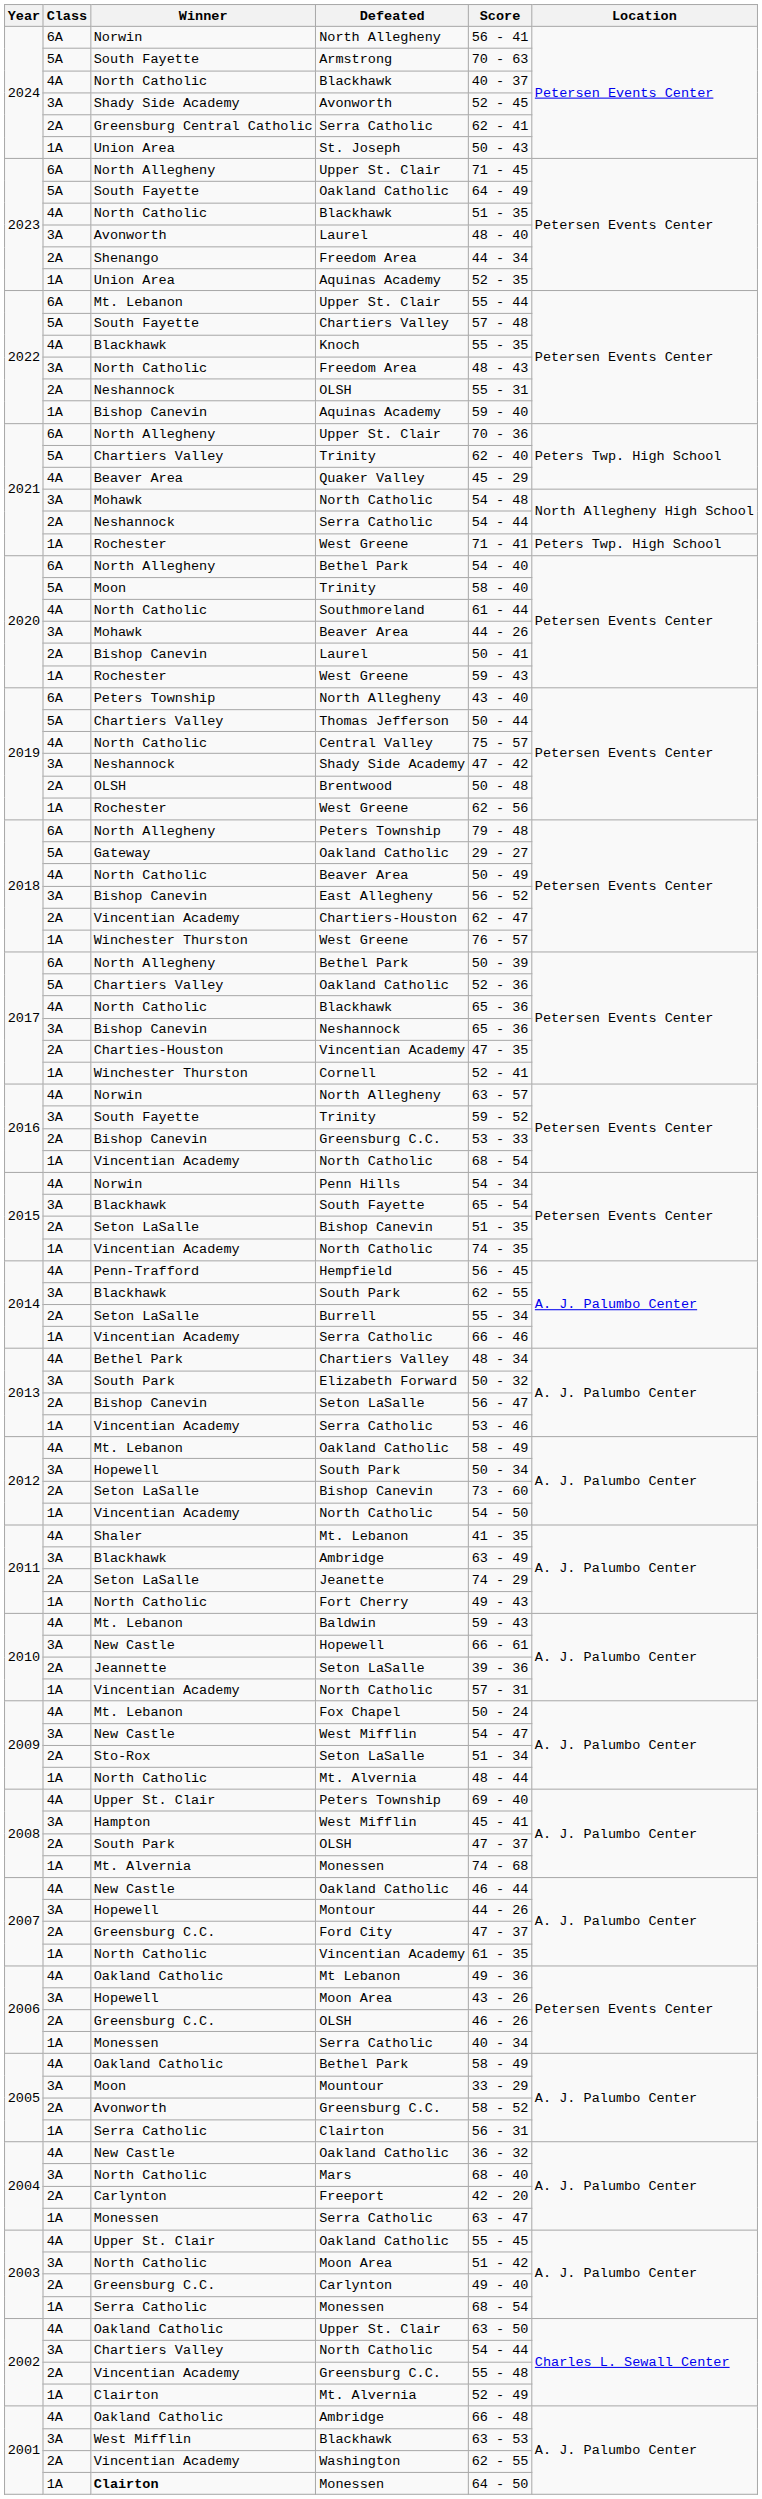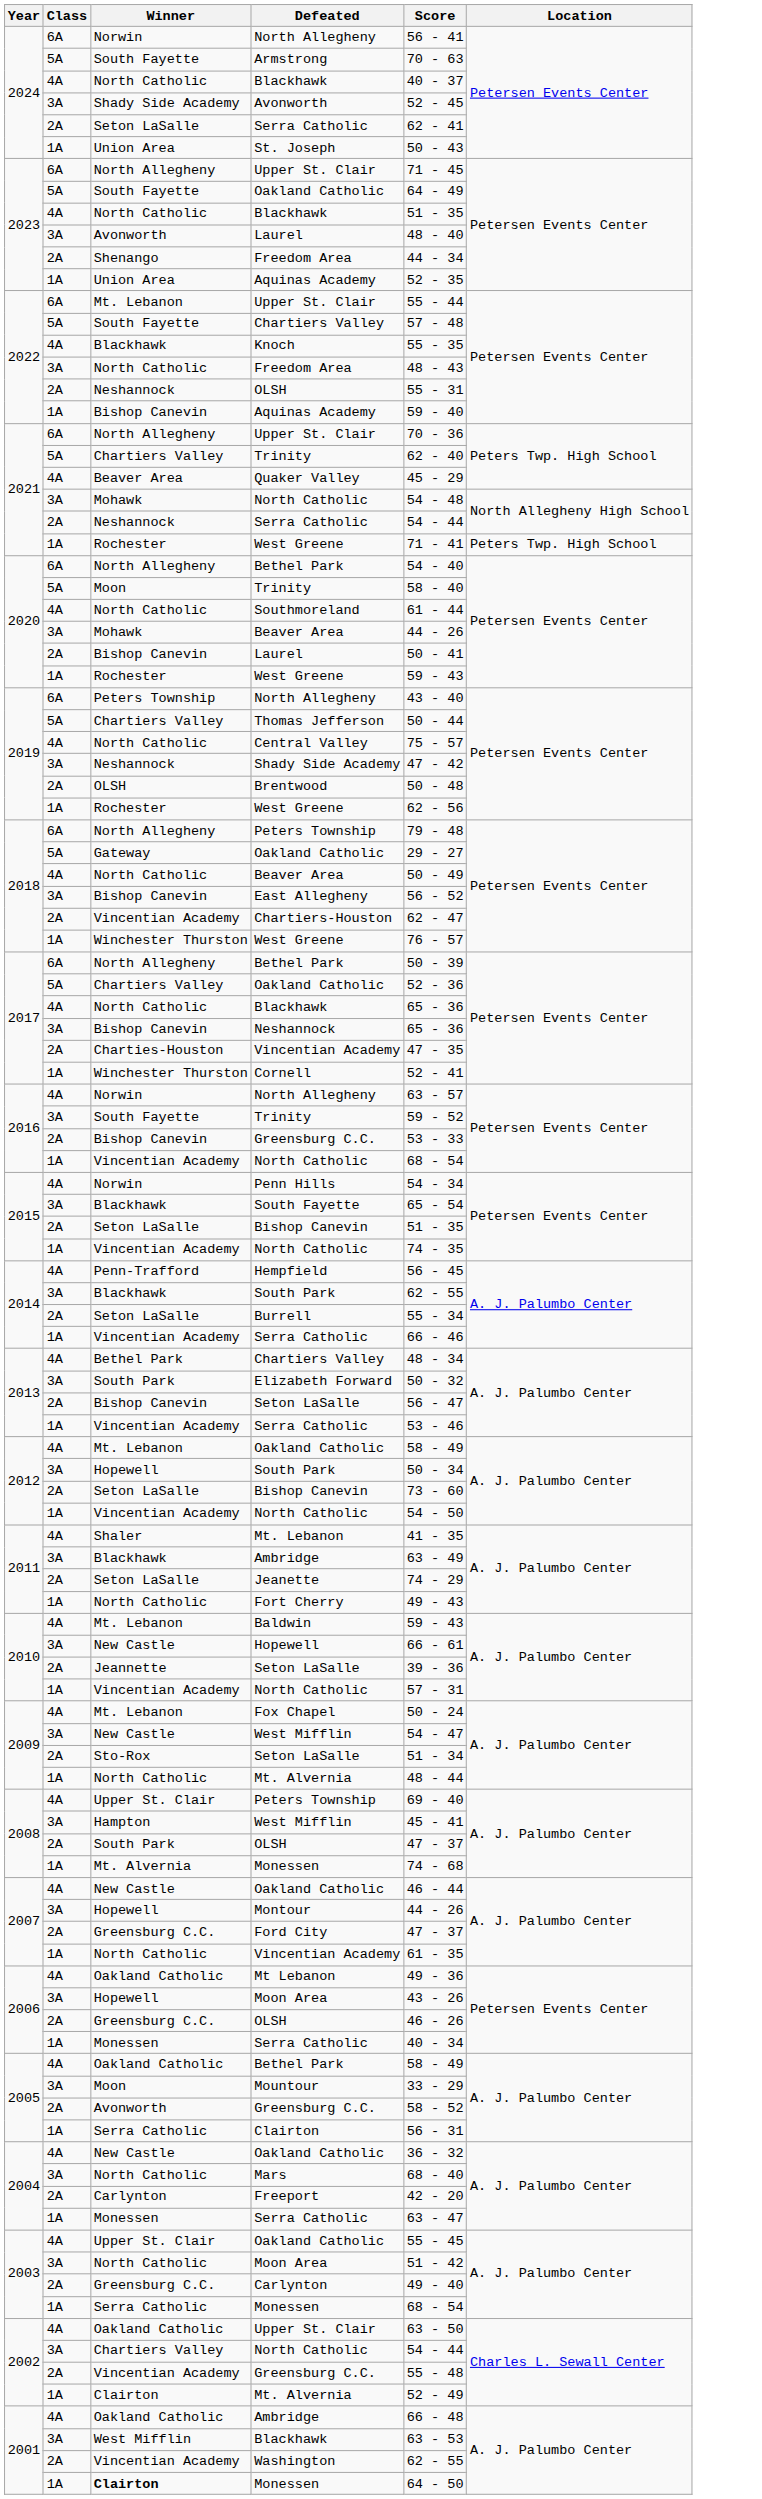(203, 126) Greensburg Central Catholic -> (146, 126) Seton LaSalle
